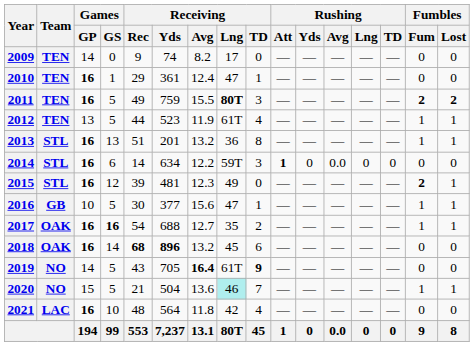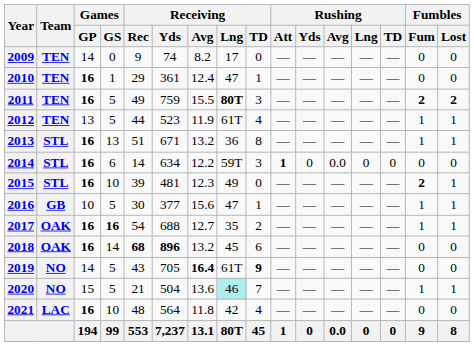(170, 141) 201 -> (170, 141) 671
(112, 183) 12 -> (112, 183) 10
